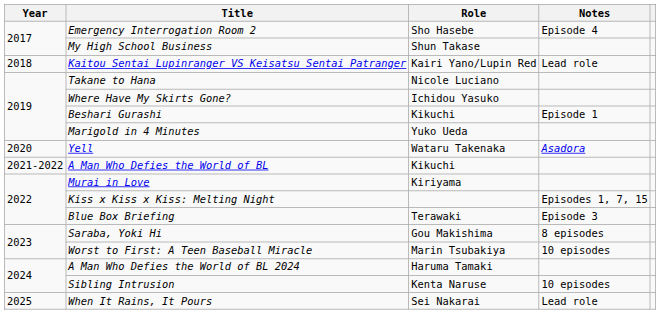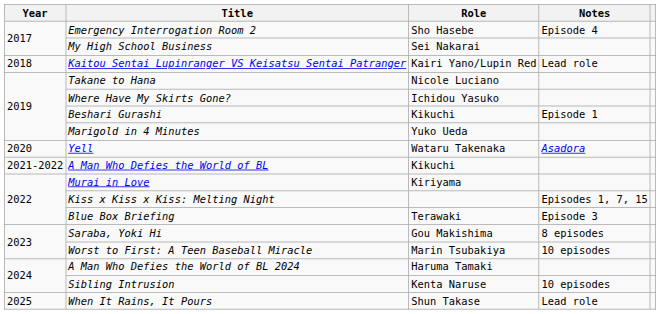(446, 47) Shun Takase -> (446, 47) Sei Nakarai
(446, 301) Sei Nakarai -> (446, 301) Shun Takase
